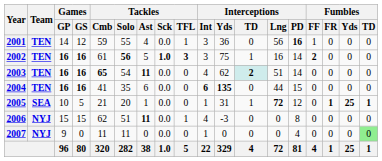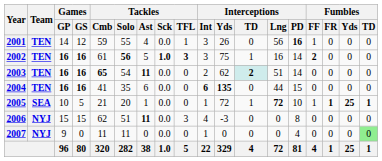(224, 42) 36 -> (224, 42) 26
(206, 73) 4 -> (206, 73) 2
(224, 103) 31 -> (224, 103) 72
(297, 103) 12 -> (297, 103) 10
(314, 103) 0 -> (314, 103) 1
(186, 118) 1 -> (186, 118) 3
